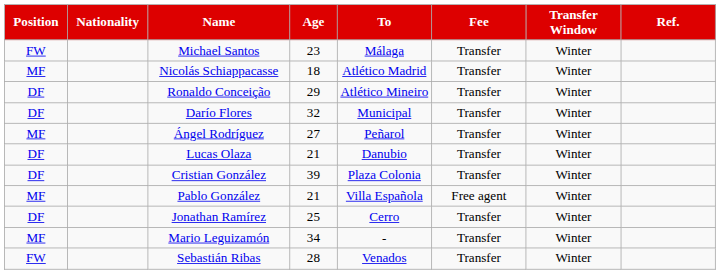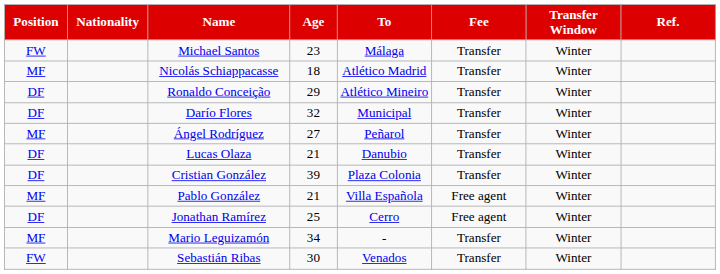(479, 216) Transfer -> (479, 216) Free agent
(313, 258) 28 -> (313, 258) 30
